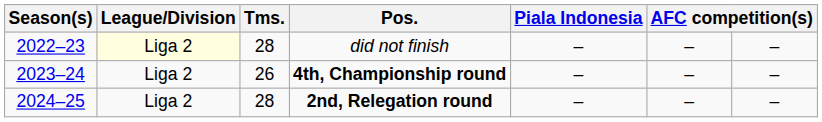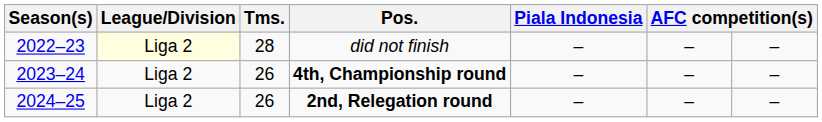(264, 102) 28 -> (264, 102) 26
